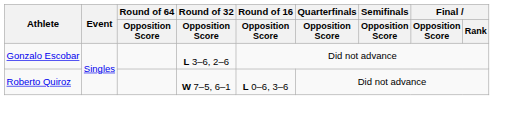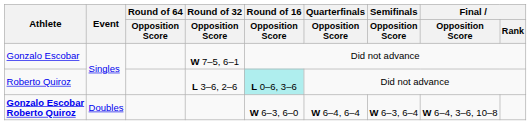(206, 62) L 3–6, 2–6 -> (215, 62) W 7–5, 6–1
(206, 87) W 7–5, 6–1 -> (215, 87) L 3–6, 2–6
(266, 87) no background -> (274, 87) paleturquoise background
+ row: (45, 108)
